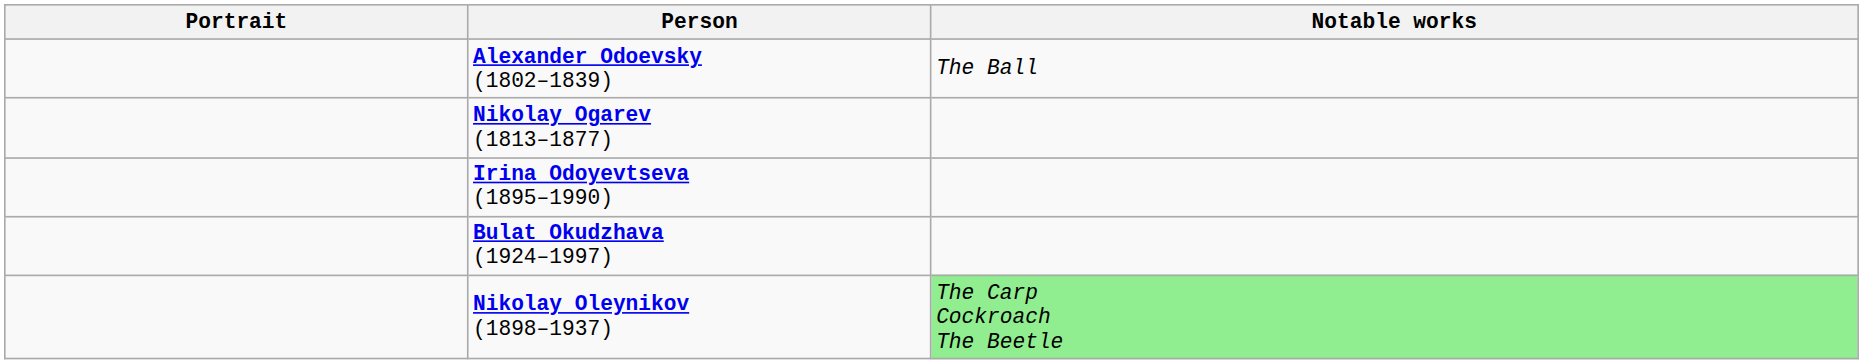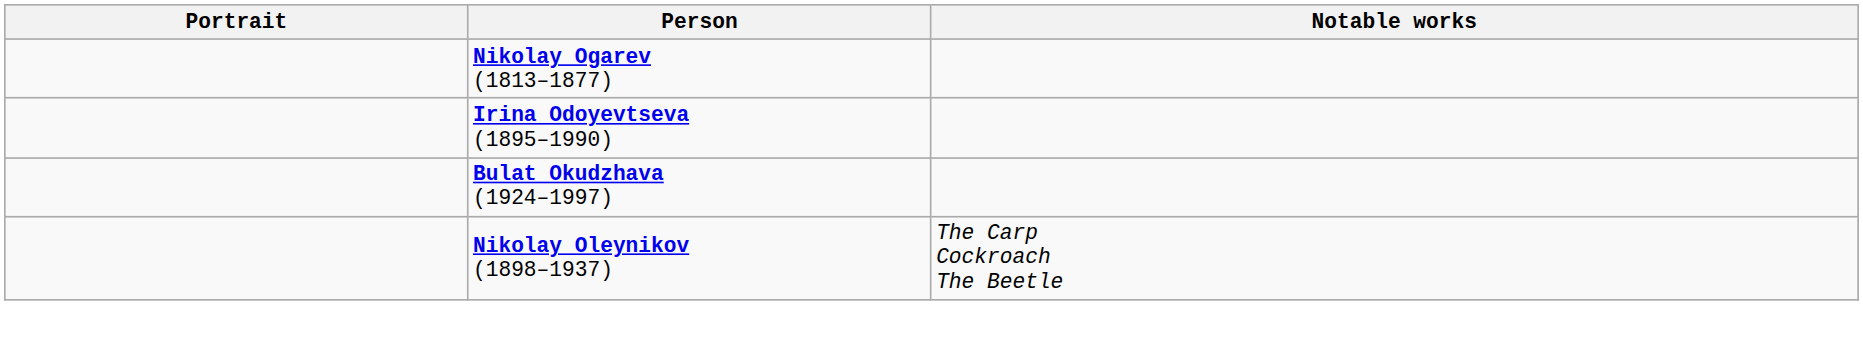- row: (587, 69)
(1000, 317) lightgreen background -> (1000, 258) no background
